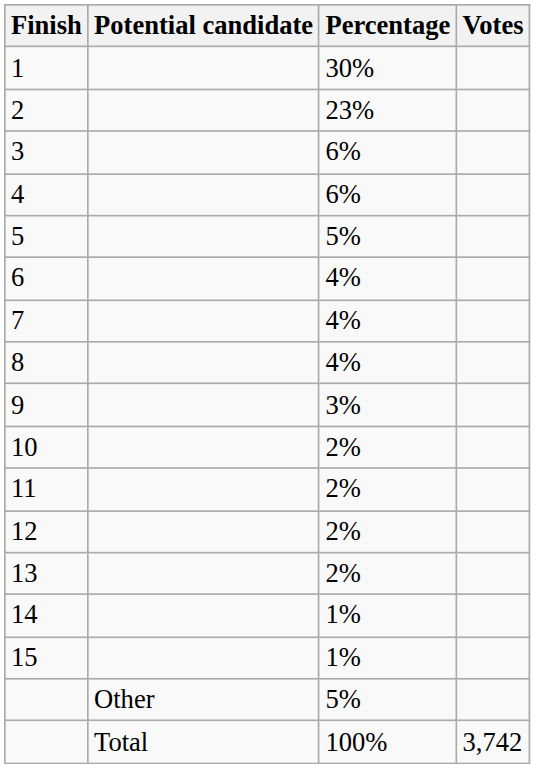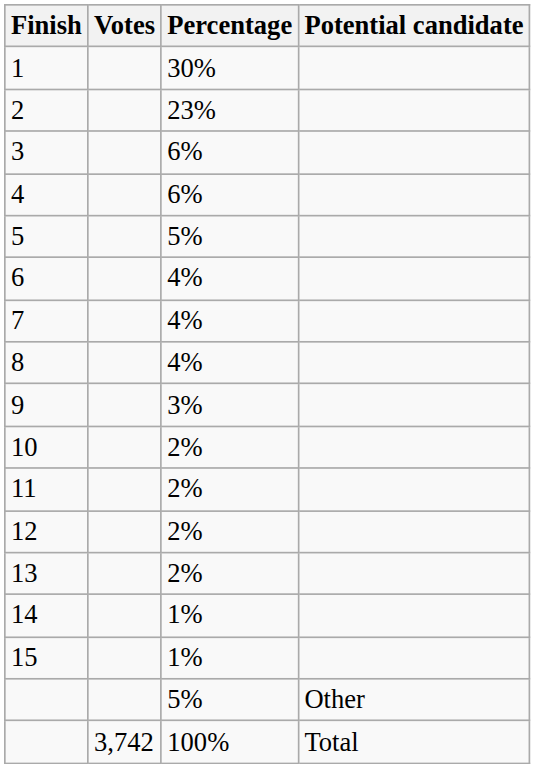columns swapped: (204, 25) <-> (493, 25)
